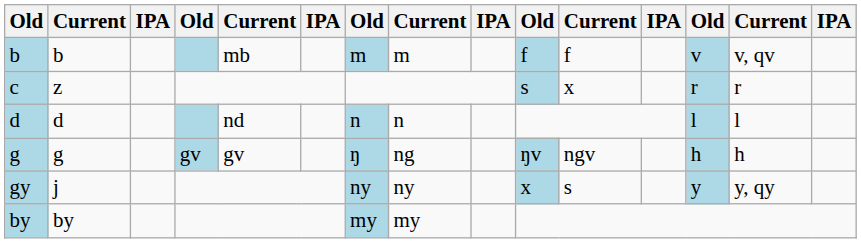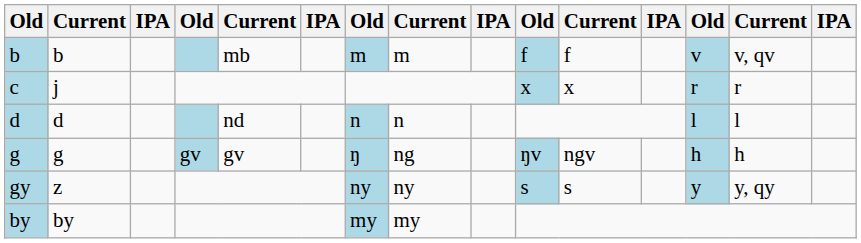(58, 87) z -> (56, 87) j
(524, 87) s -> (526, 87) x
(56, 187) j -> (58, 187) z
(526, 187) x -> (524, 187) s
